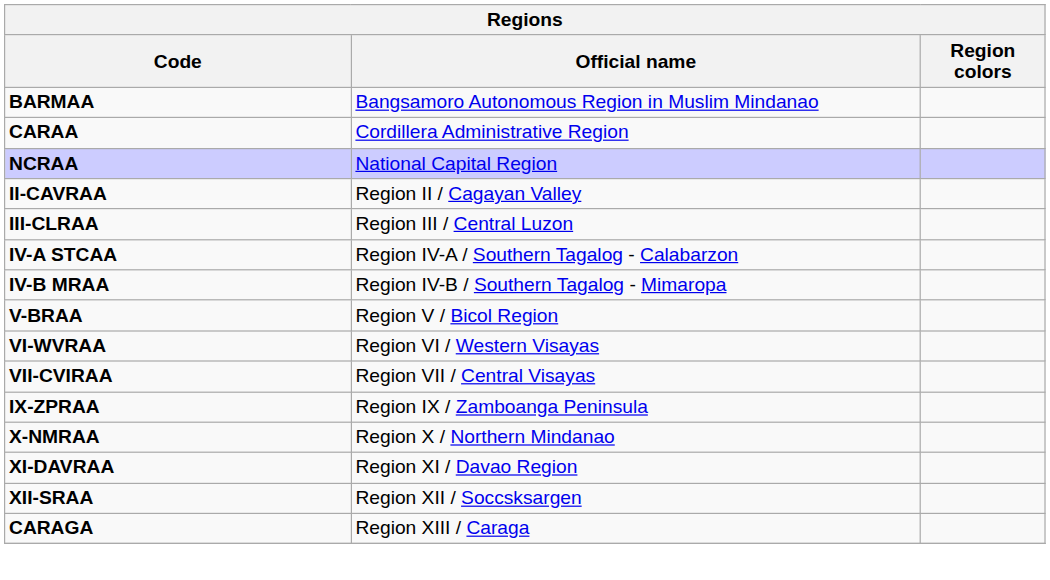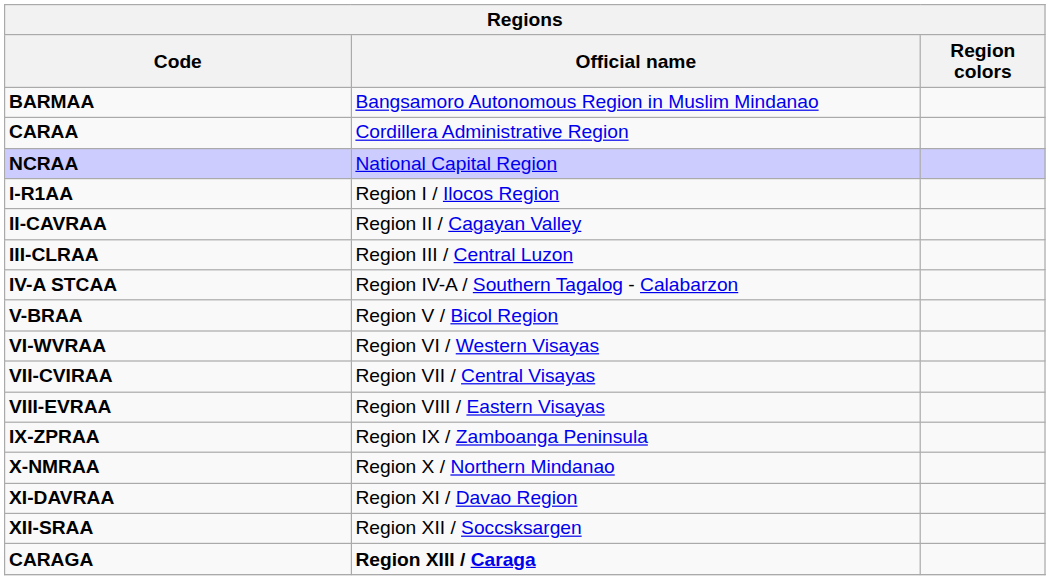+ row: (41, 193)
- row: (59, 284)
+ row: (60, 406)
(442, 528) normal -> (446, 558) bold
